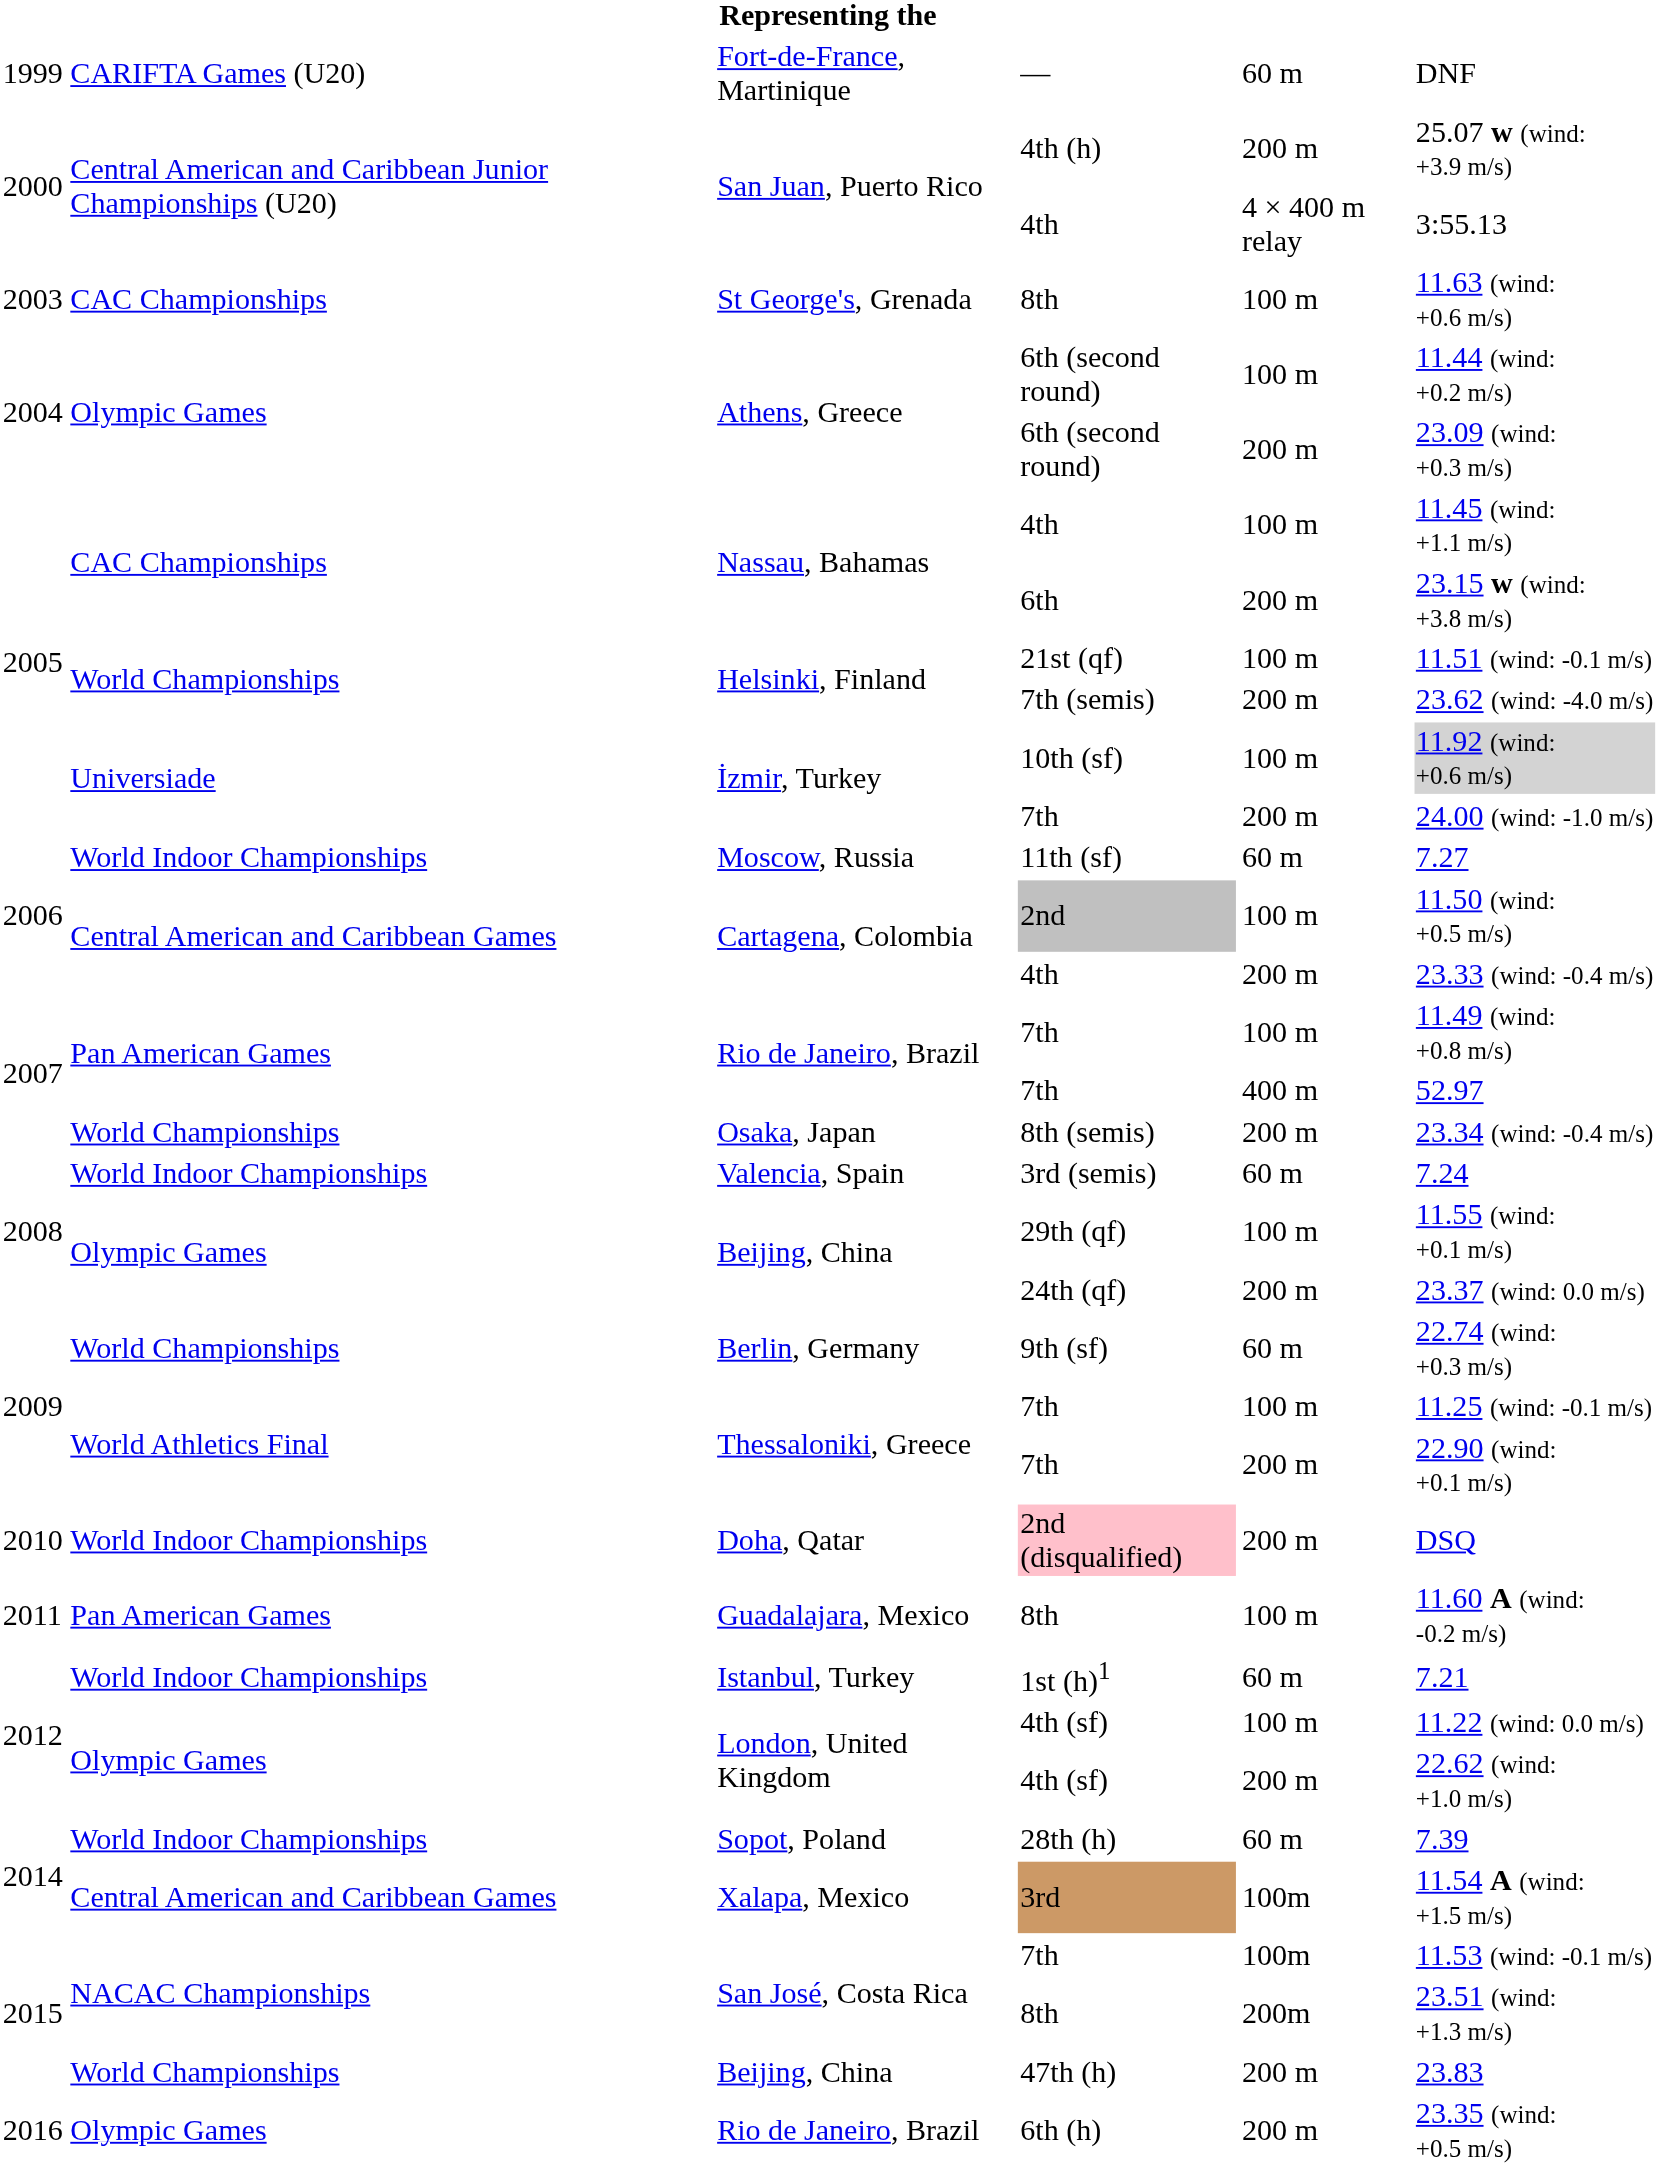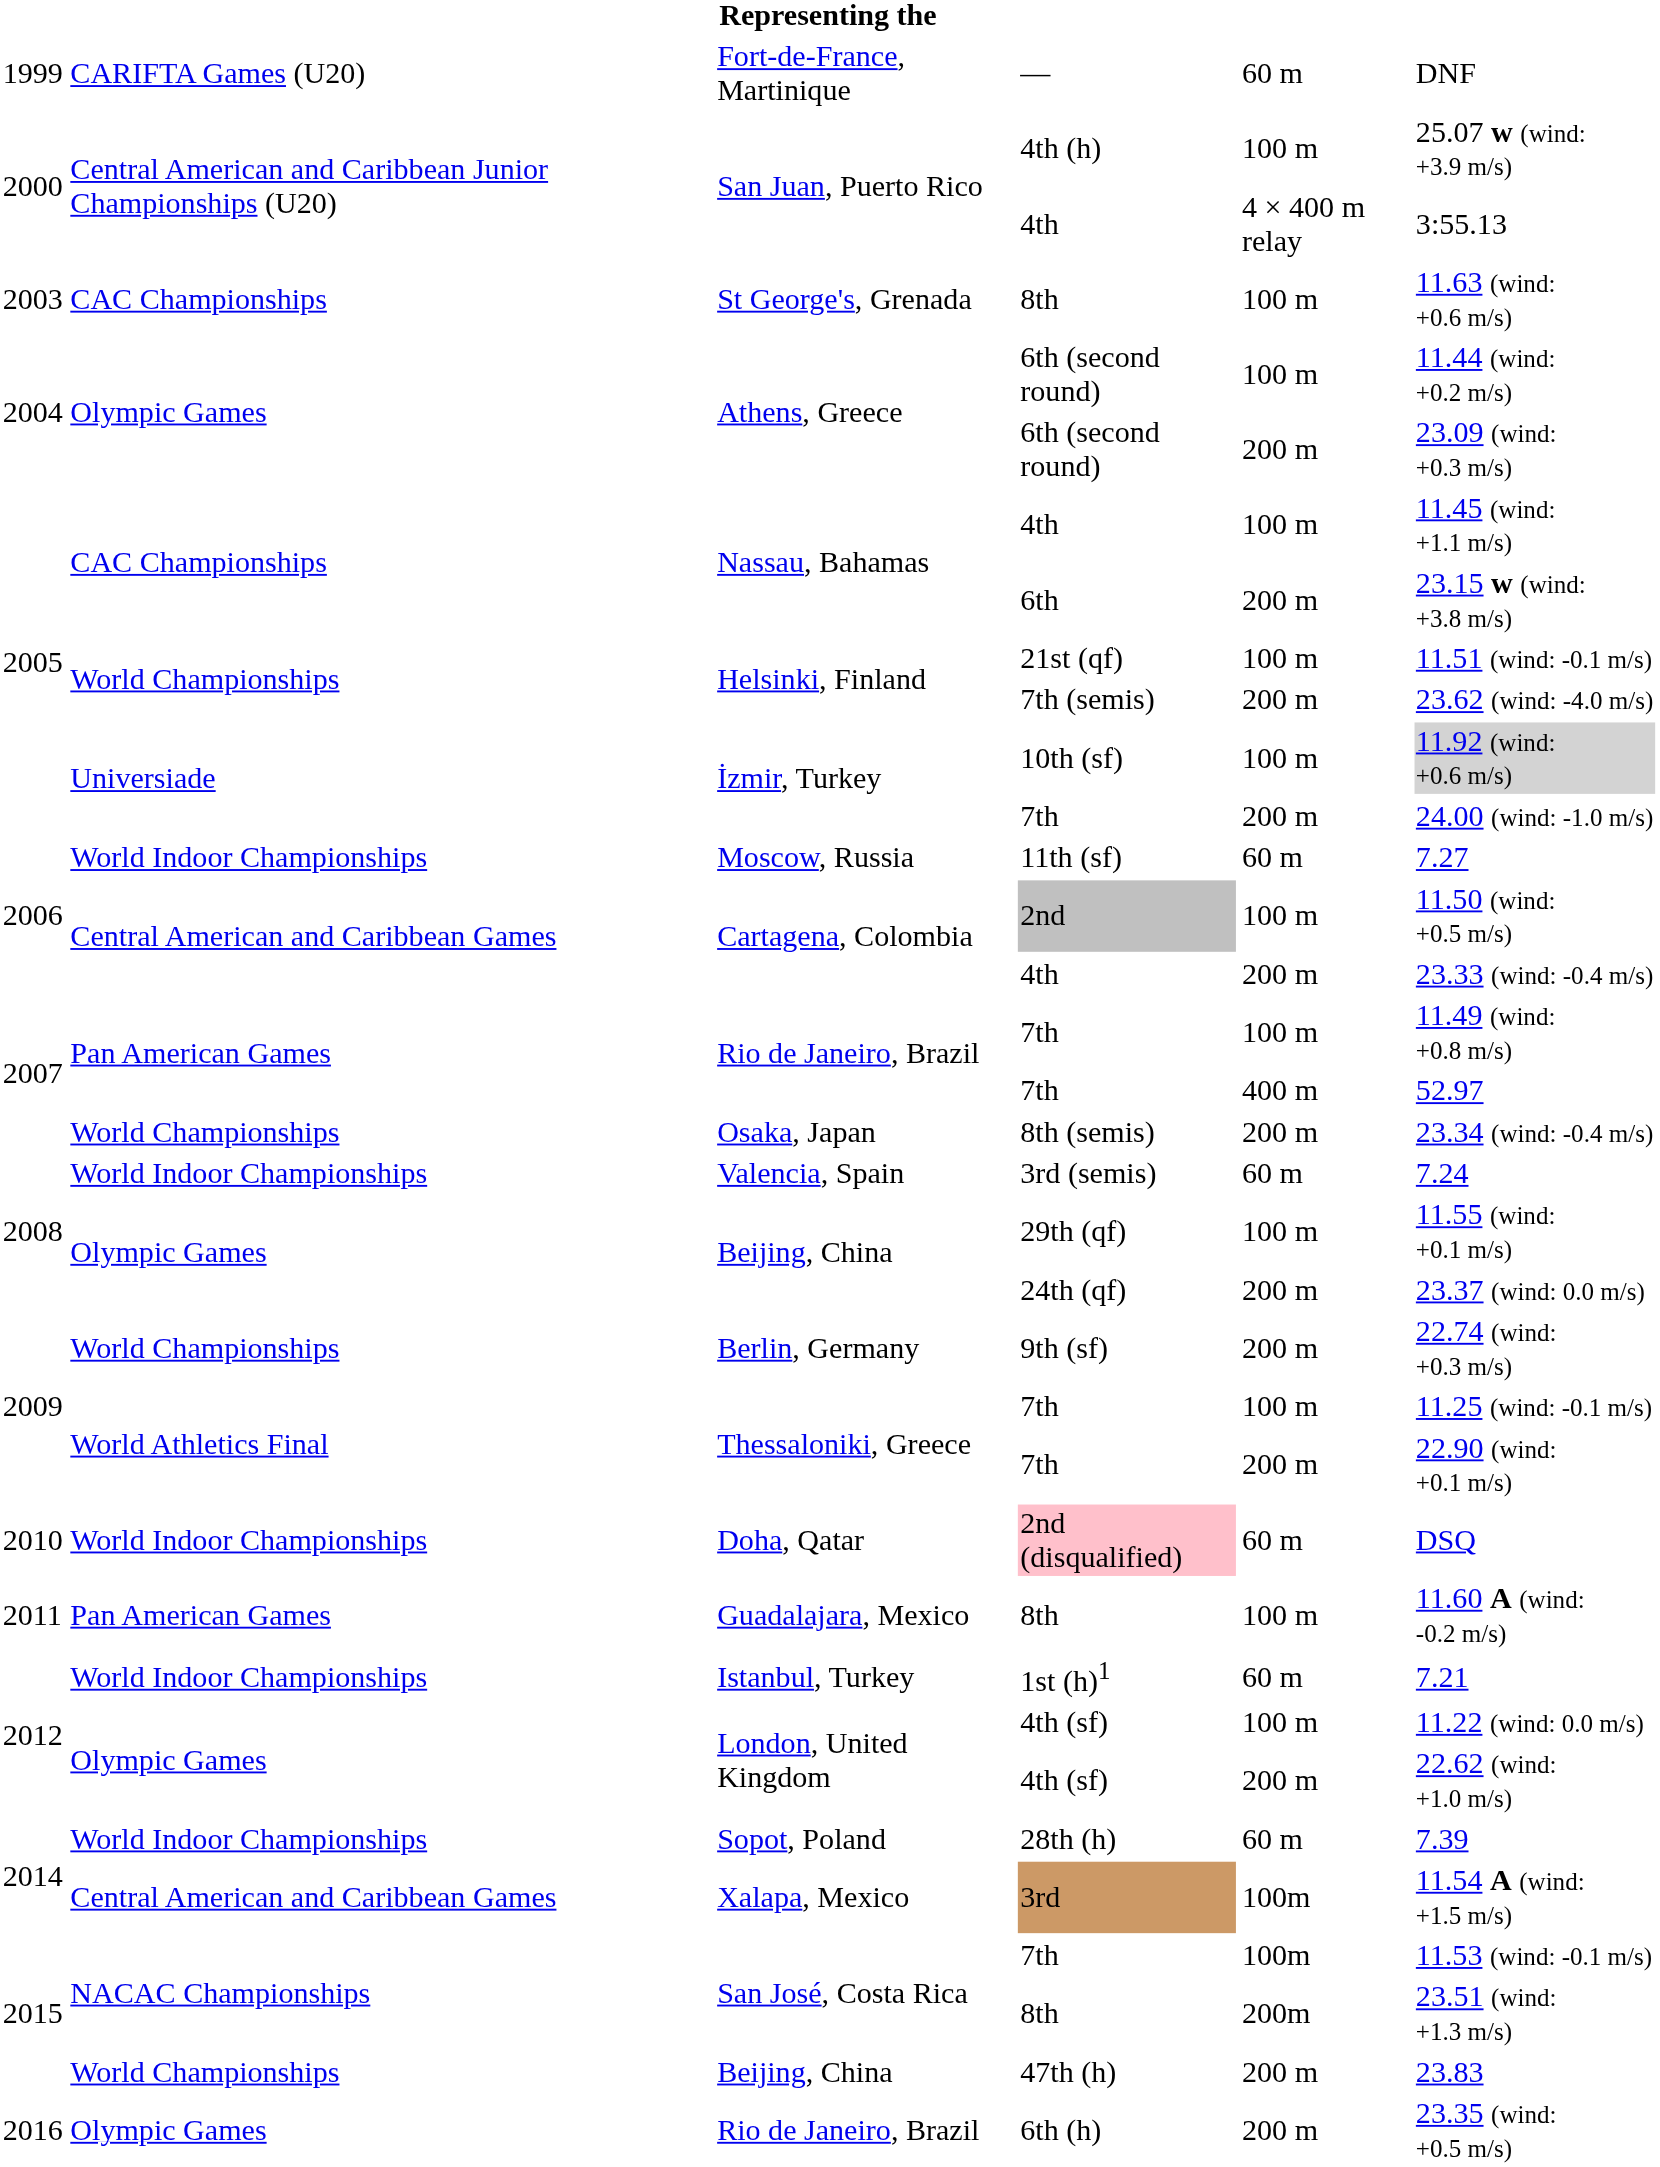(1280, 148) 200 m -> (1280, 148) 100 m
(1273, 1348) 60 m -> (1280, 1348) 200 m
(1280, 1539) 200 m -> (1273, 1539) 60 m
